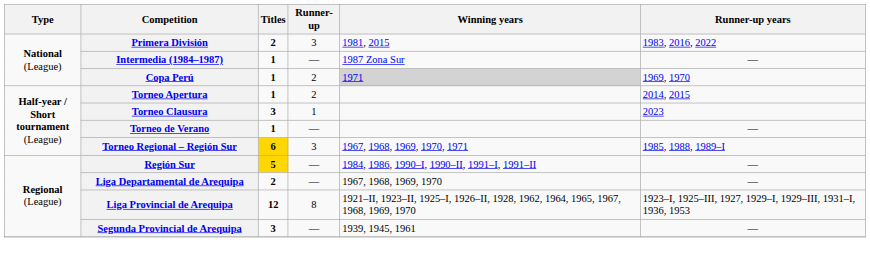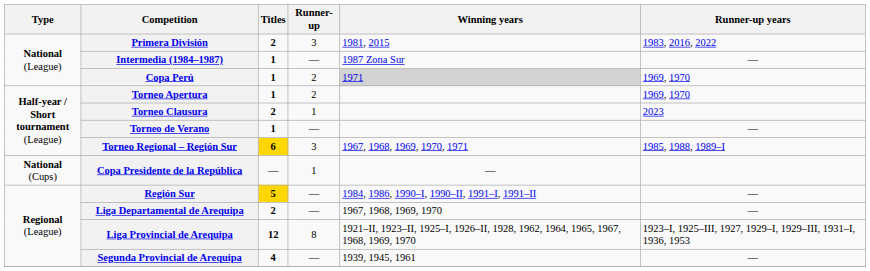(666, 94) 2014, 2015 -> (666, 94) 1969, 1970
(273, 112) 3 -> (273, 112) 2
+ row: (170, 170)
(273, 228) 3 -> (273, 258) 4
